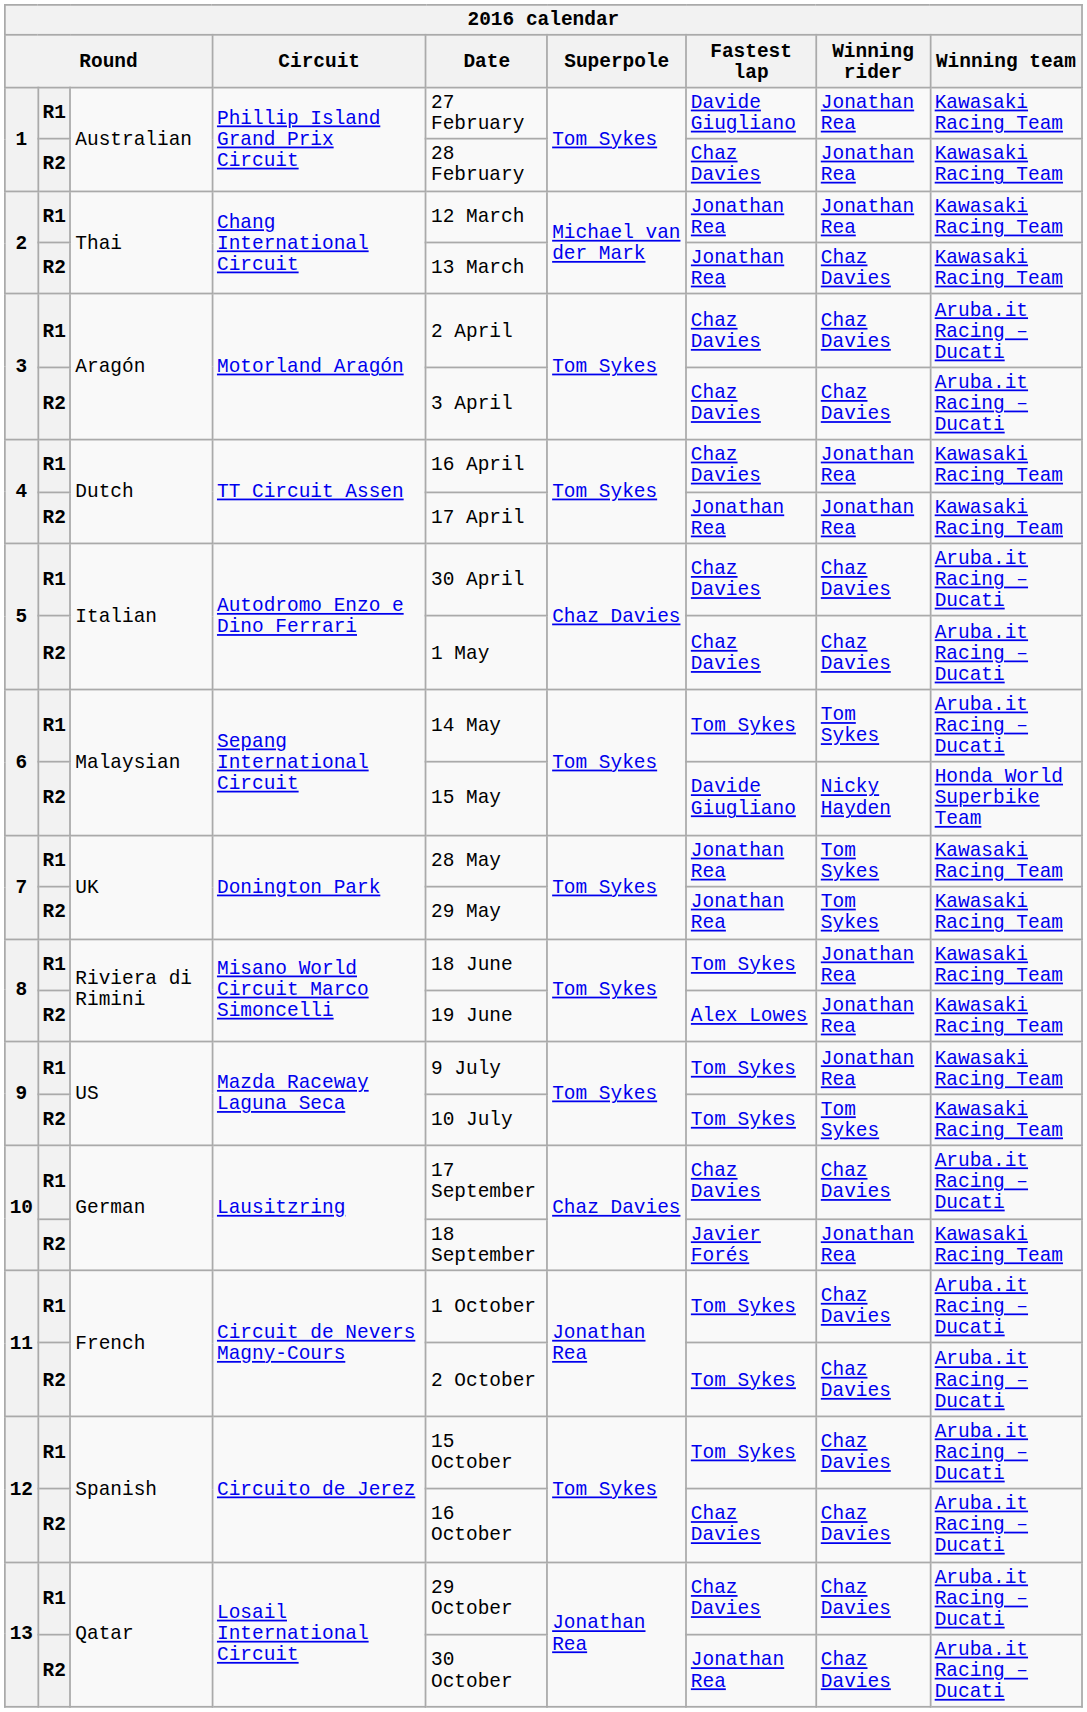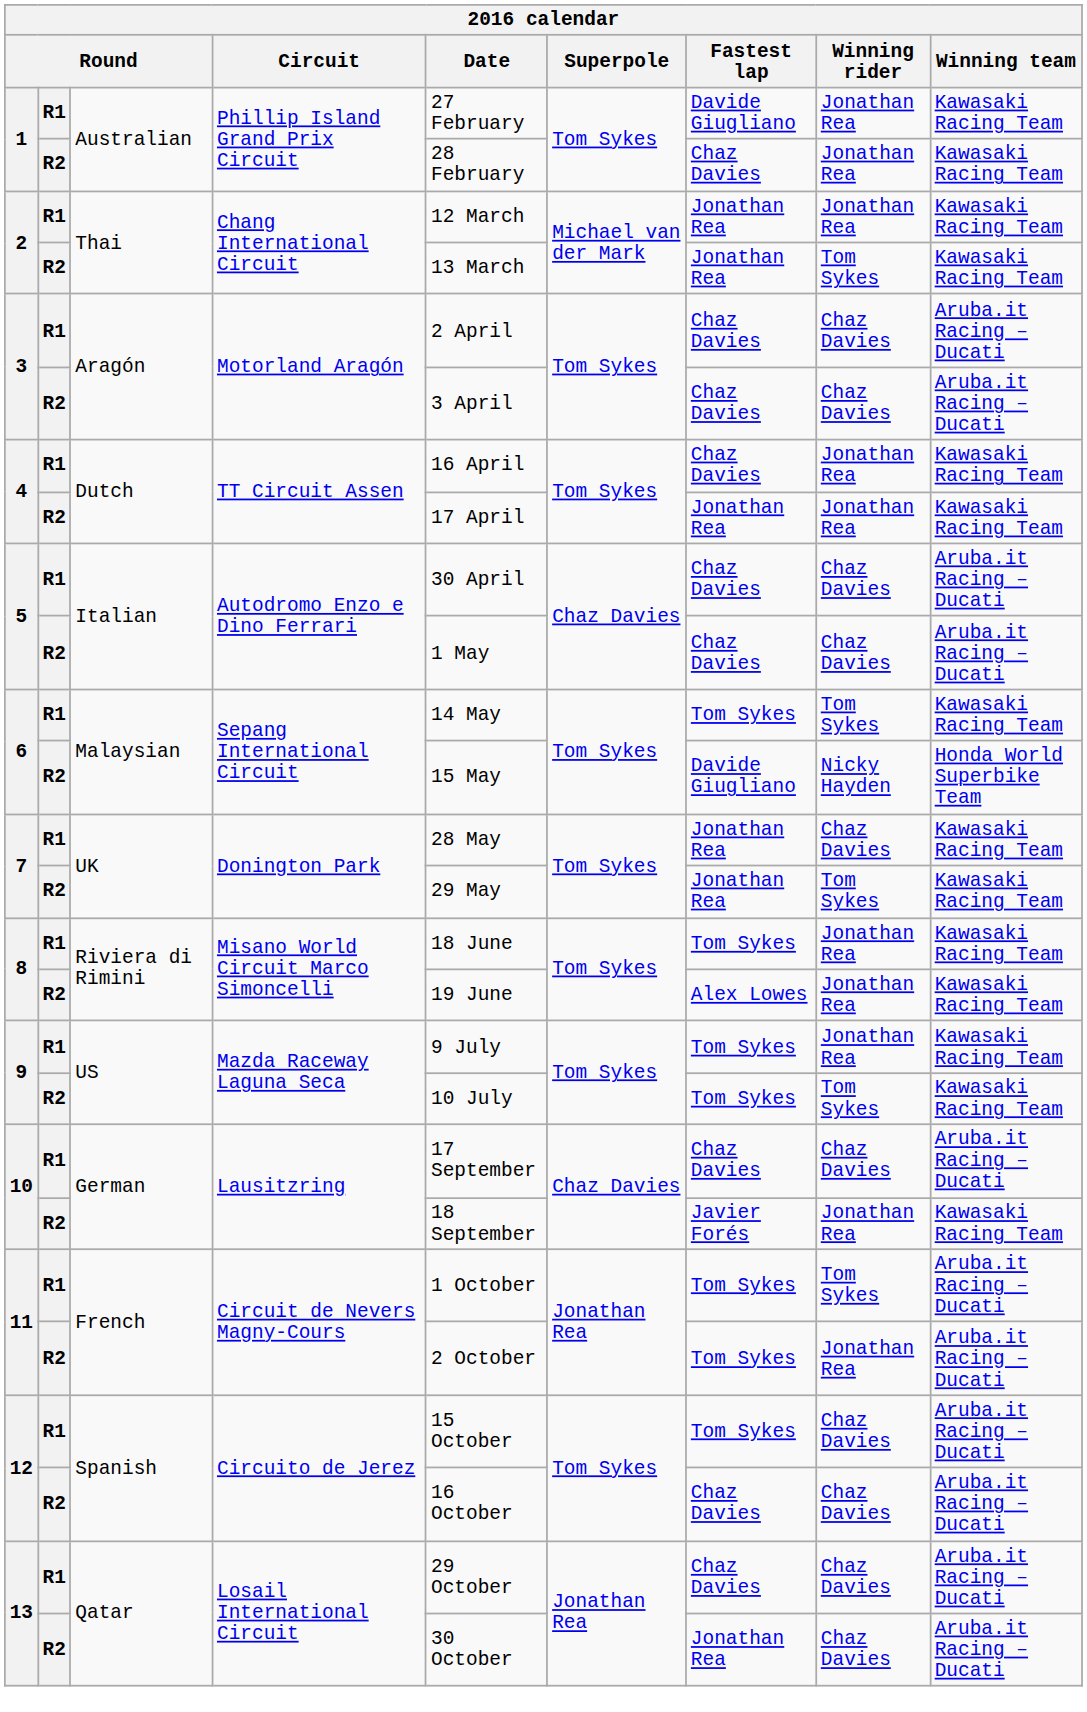(856, 268) Chaz Davies -> (850, 268) Tom Sykes
(981, 726) Aruba.it Racing – Ducati -> (999, 715) Kawasaki Racing Team
(850, 861) Tom Sykes -> (856, 840) Chaz Davies
(856, 1307) Chaz Davies -> (850, 1286) Tom Sykes
(856, 1380) Chaz Davies -> (867, 1358) Jonathan Rea
